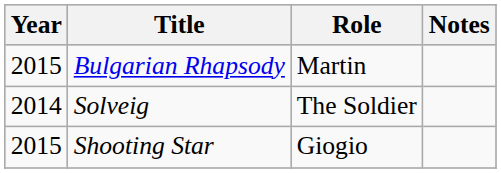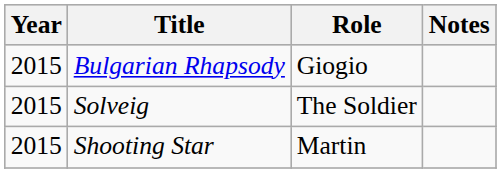(332, 65) Martin -> (332, 65) Giogio
(36, 106) 2014 -> (36, 106) 2015
(332, 146) Giogio -> (332, 146) Martin
